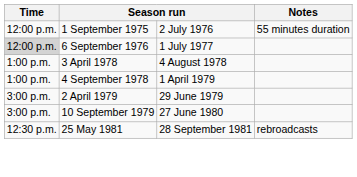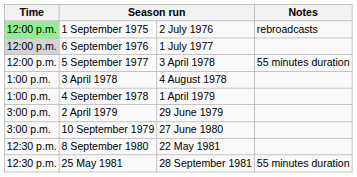(32, 29) no background -> (32, 29) lightgreen background
(303, 29) 55 minutes duration -> (287, 29) rebroadcasts
+ row: (105, 63)
+ row: (105, 146)
(287, 130) rebroadcasts -> (303, 163) 55 minutes duration
